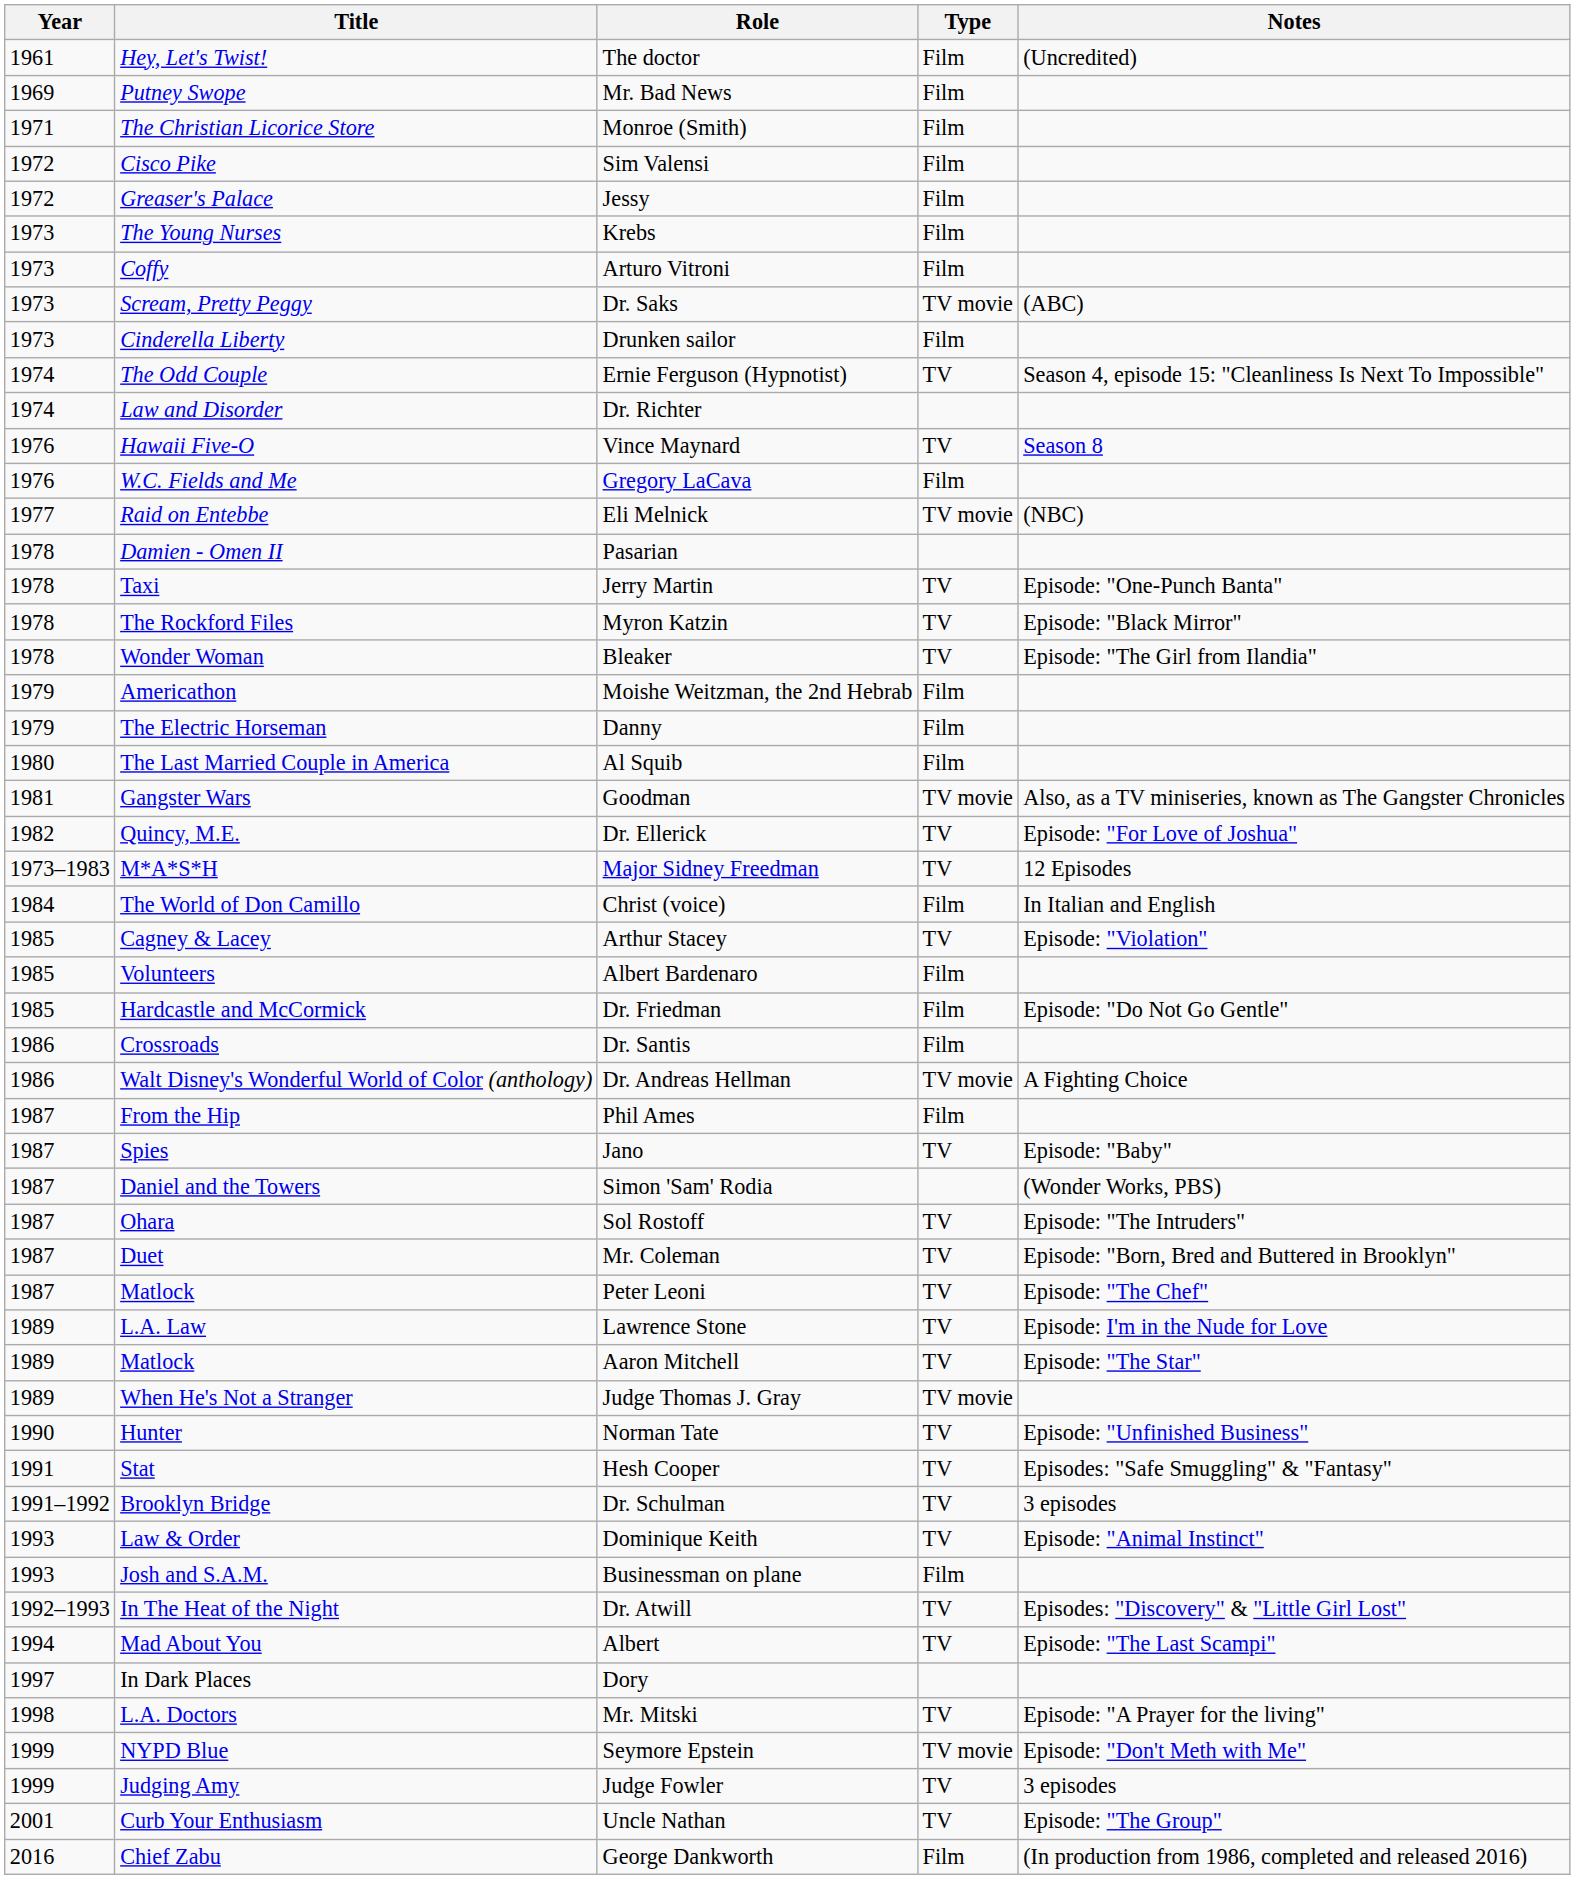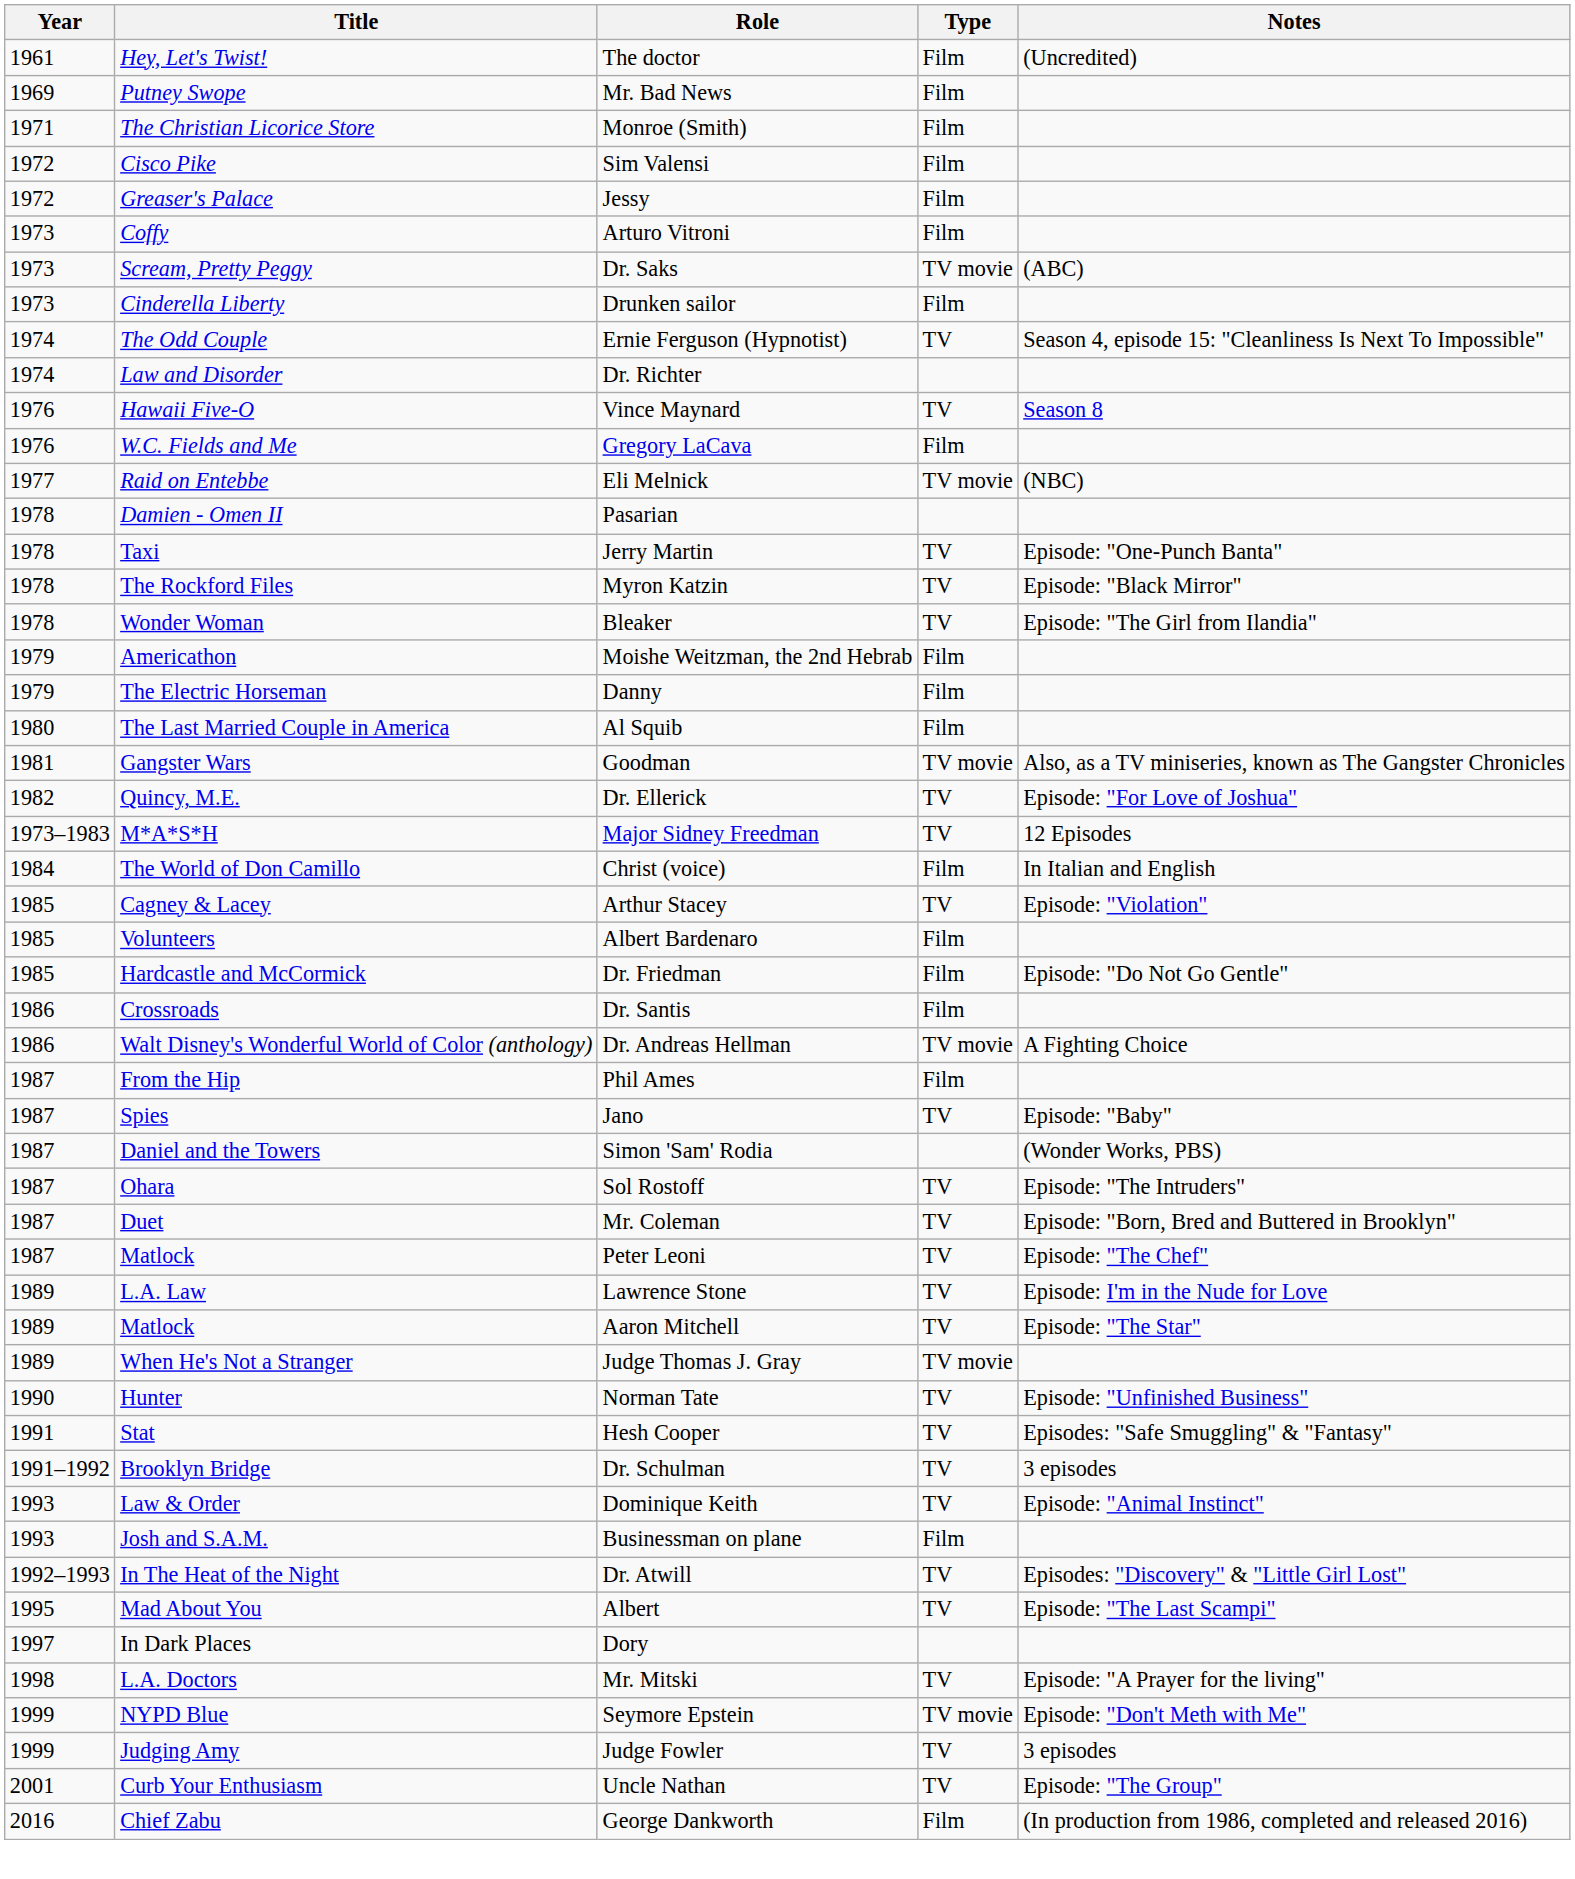- row: (629, 233)
(32, 1644) 1994 -> (32, 1609) 1995
